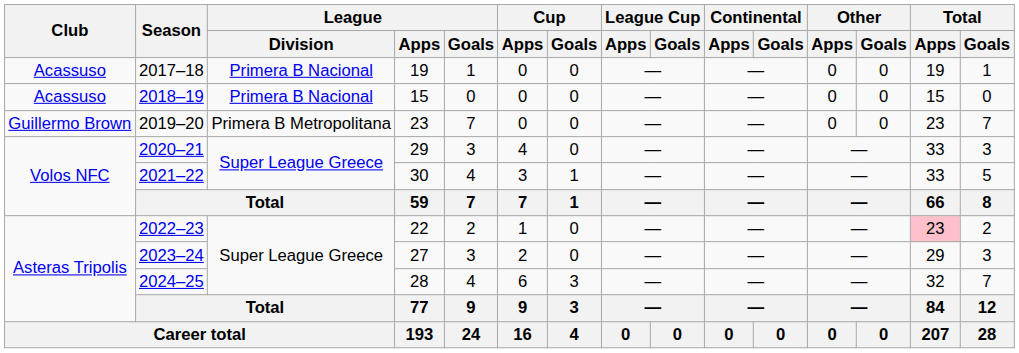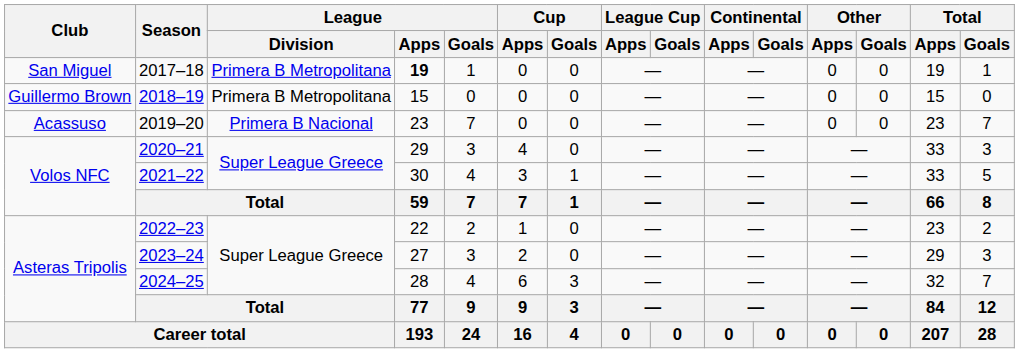(70, 70) Acassuso -> (70, 70) San Miguel
(301, 70) Primera B Nacional -> (301, 70) Primera B Metropolitana
(419, 70) normal -> (419, 70) bold
(70, 96) Acassuso -> (70, 96) Guillermo Brown
(301, 96) Primera B Nacional -> (301, 96) Primera B Metropolitana
(70, 123) Guillermo Brown -> (70, 123) Acassuso
(301, 123) Primera B Metropolitana -> (301, 123) Primera B Nacional
(935, 228) pink background -> (935, 228) no background
